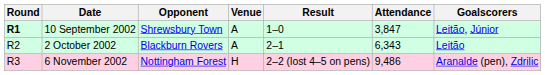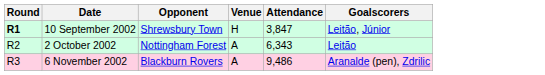- column: (318, 12)
(234, 29) A -> (235, 29) H
(182, 45) Blackburn Rovers -> (183, 45) Nottingham Forest
(183, 62) Nottingham Forest -> (182, 62) Blackburn Rovers
(235, 62) H -> (234, 62) A
